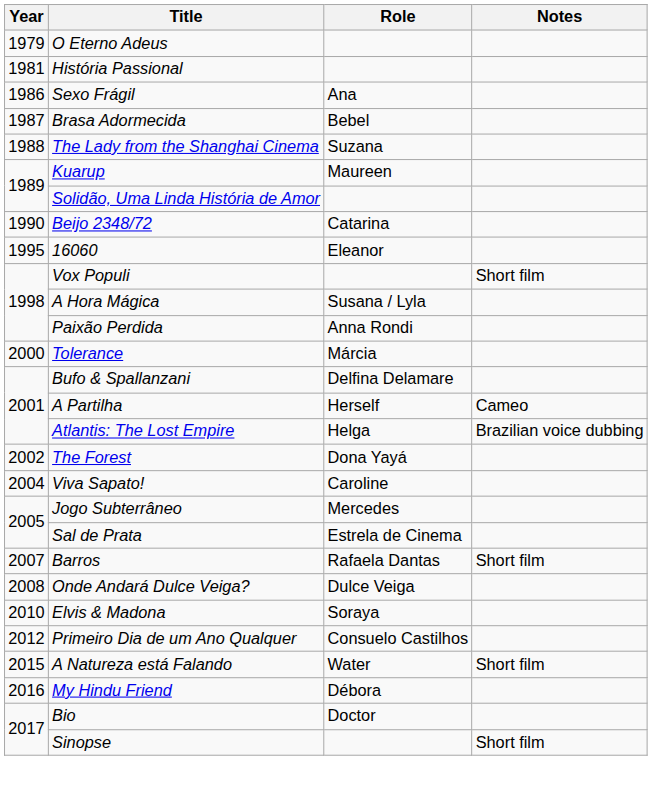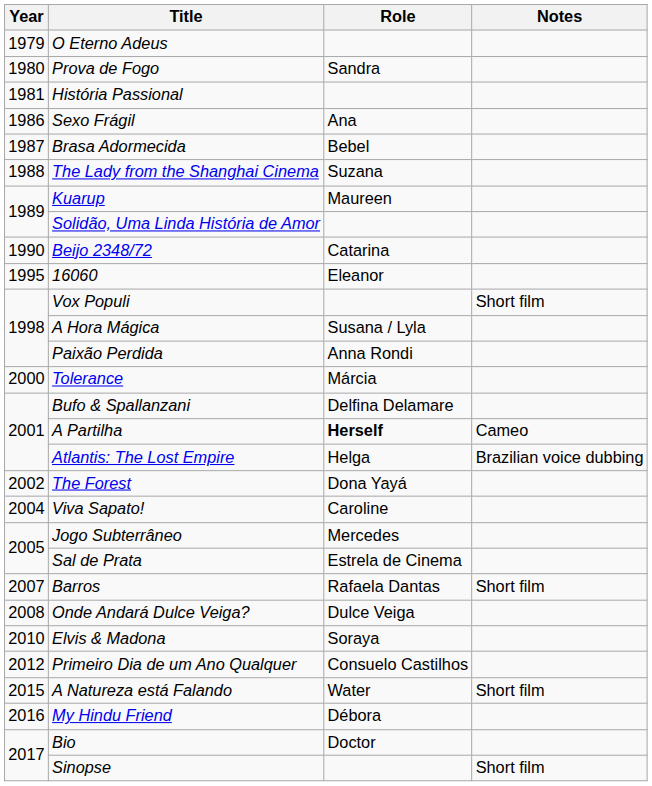+ row: (106, 69)
(353, 405) normal -> (355, 431) bold
